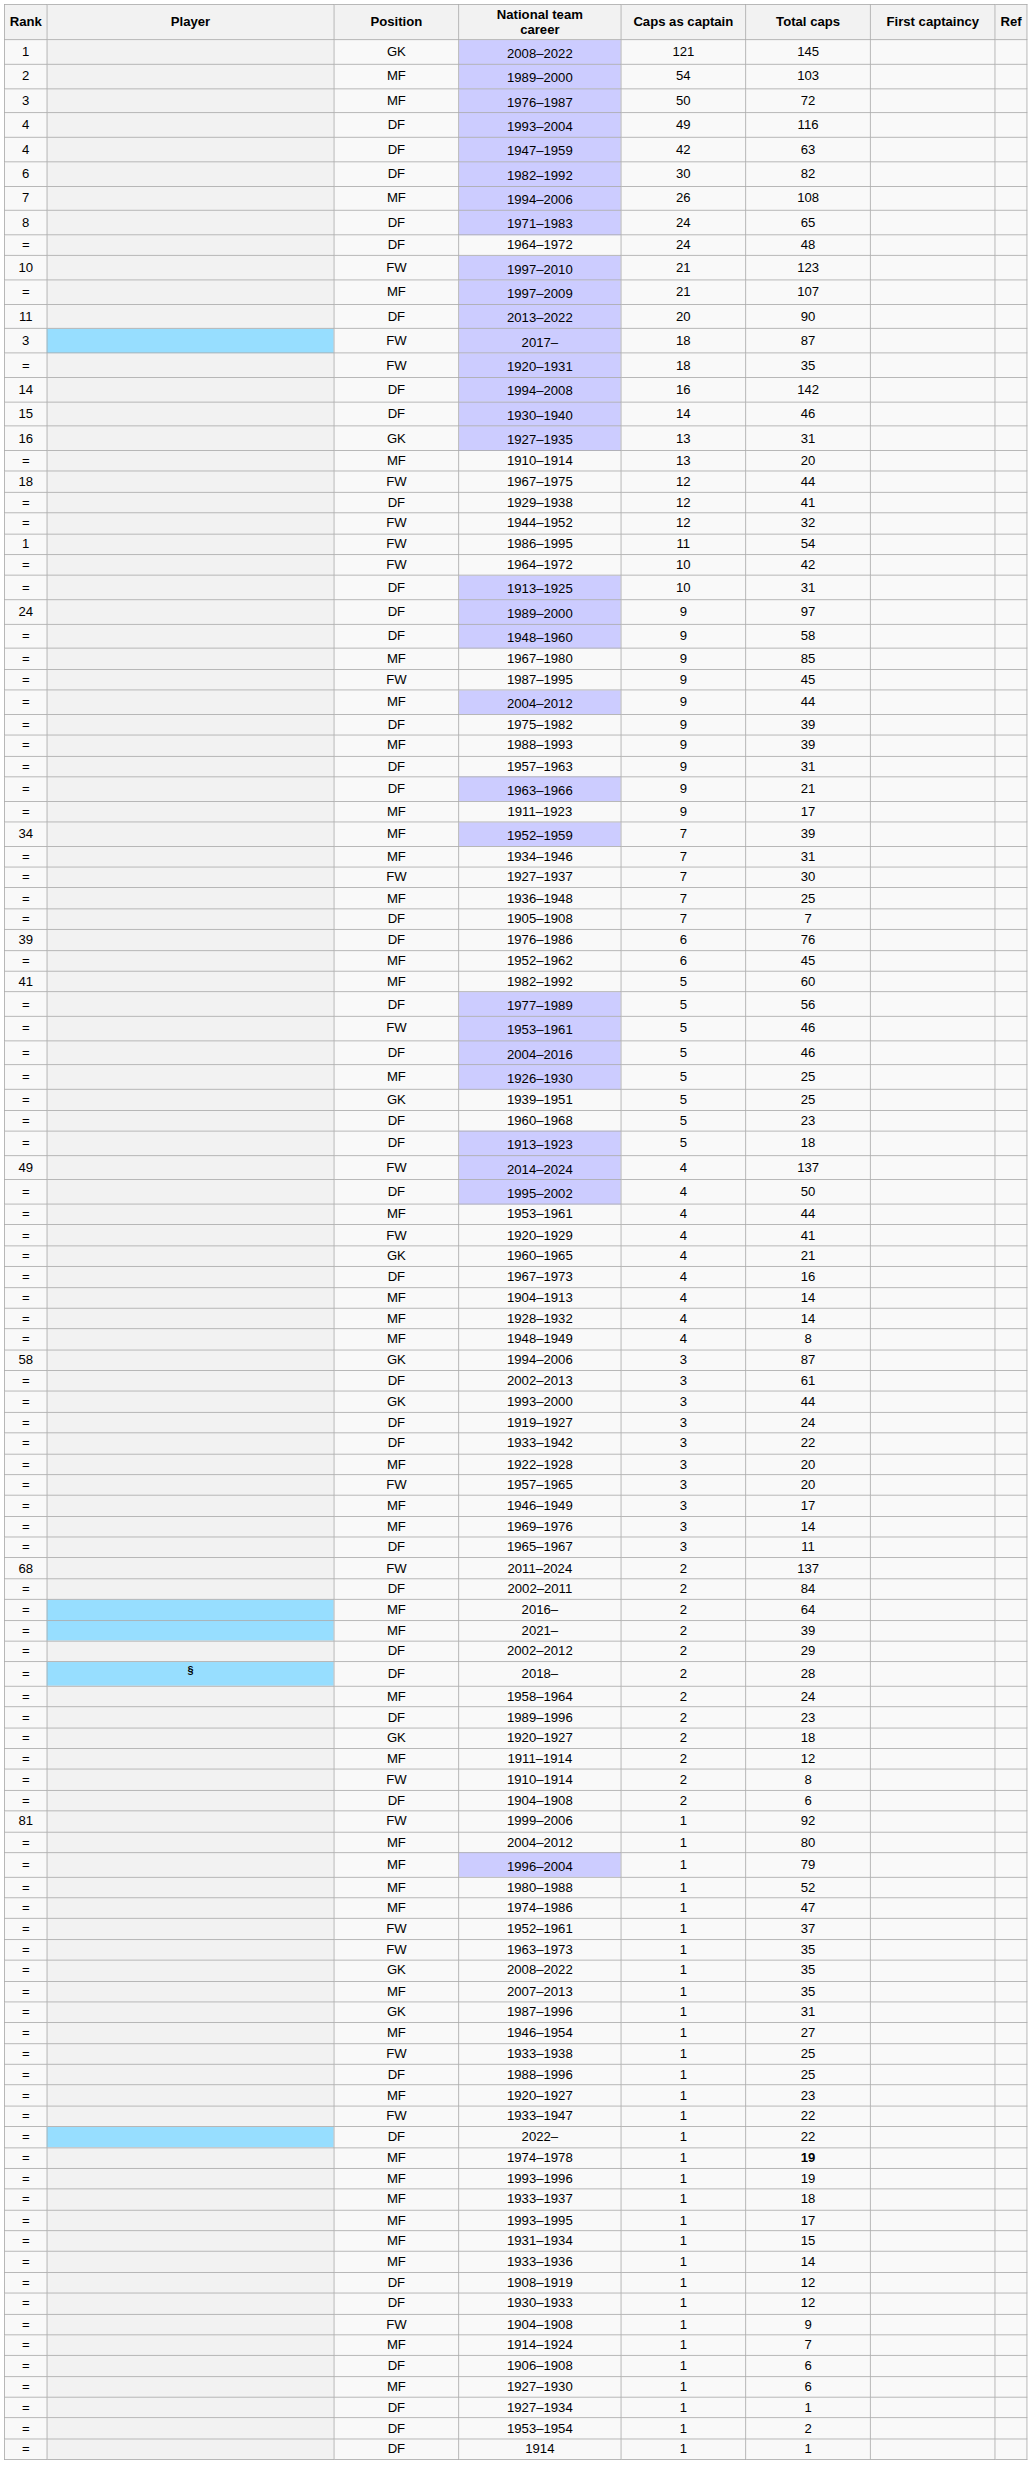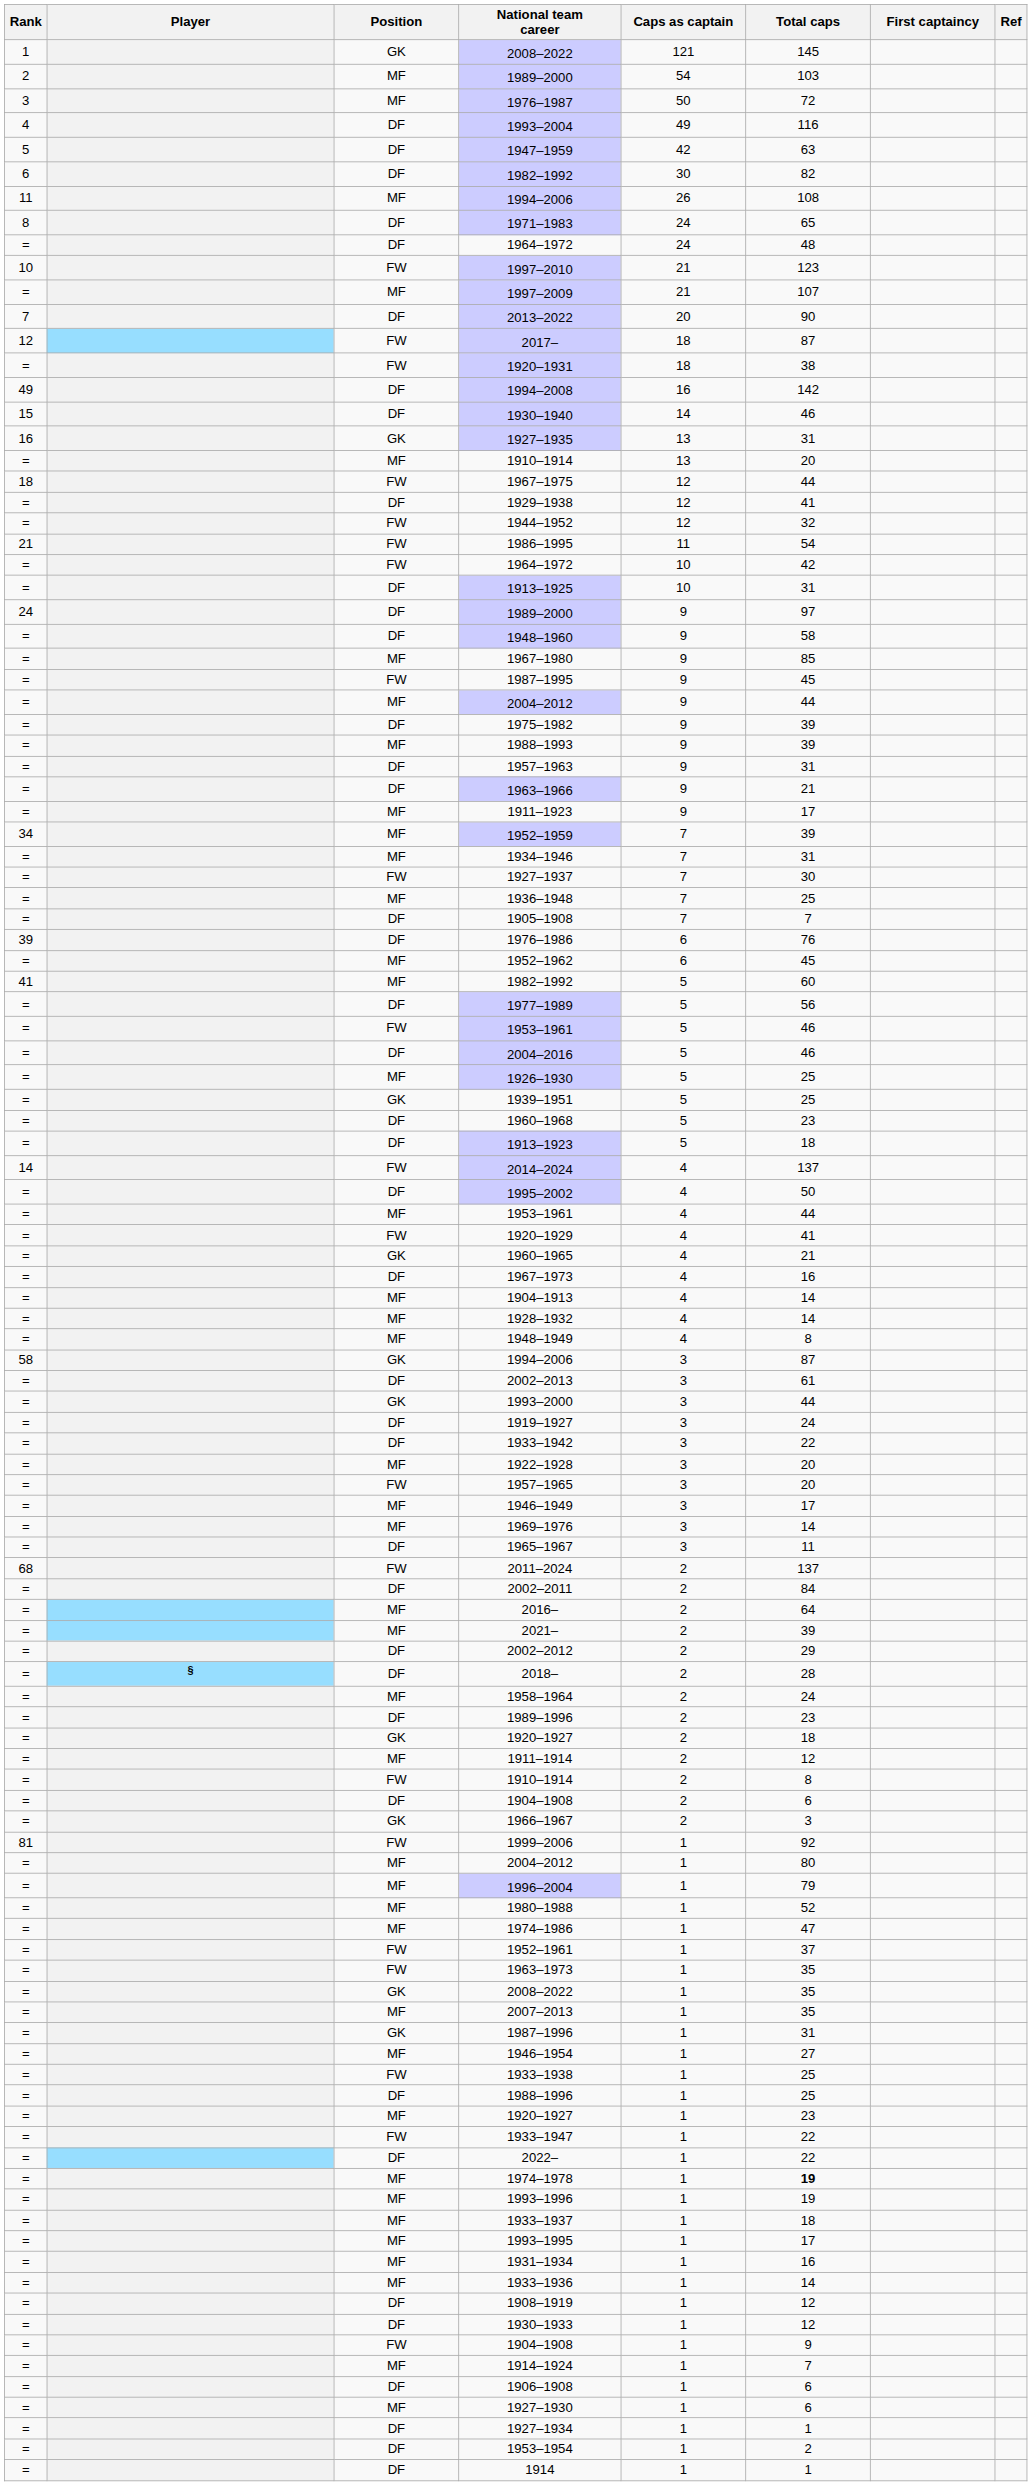(26, 149) 4 -> (26, 149) 5
(26, 198) 7 -> (26, 198) 11
(26, 316) 11 -> (26, 316) 7
(26, 340) 3 -> (26, 340) 12
(808, 365) 35 -> (808, 365) 38
(26, 389) 14 -> (26, 389) 49
(26, 544) 1 -> (26, 544) 21
(26, 1167) 49 -> (26, 1167) 14
+ row: (396, 1821)
(808, 2241) 15 -> (808, 2262) 16
